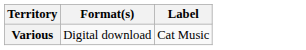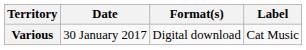+ column: (105, 14)
